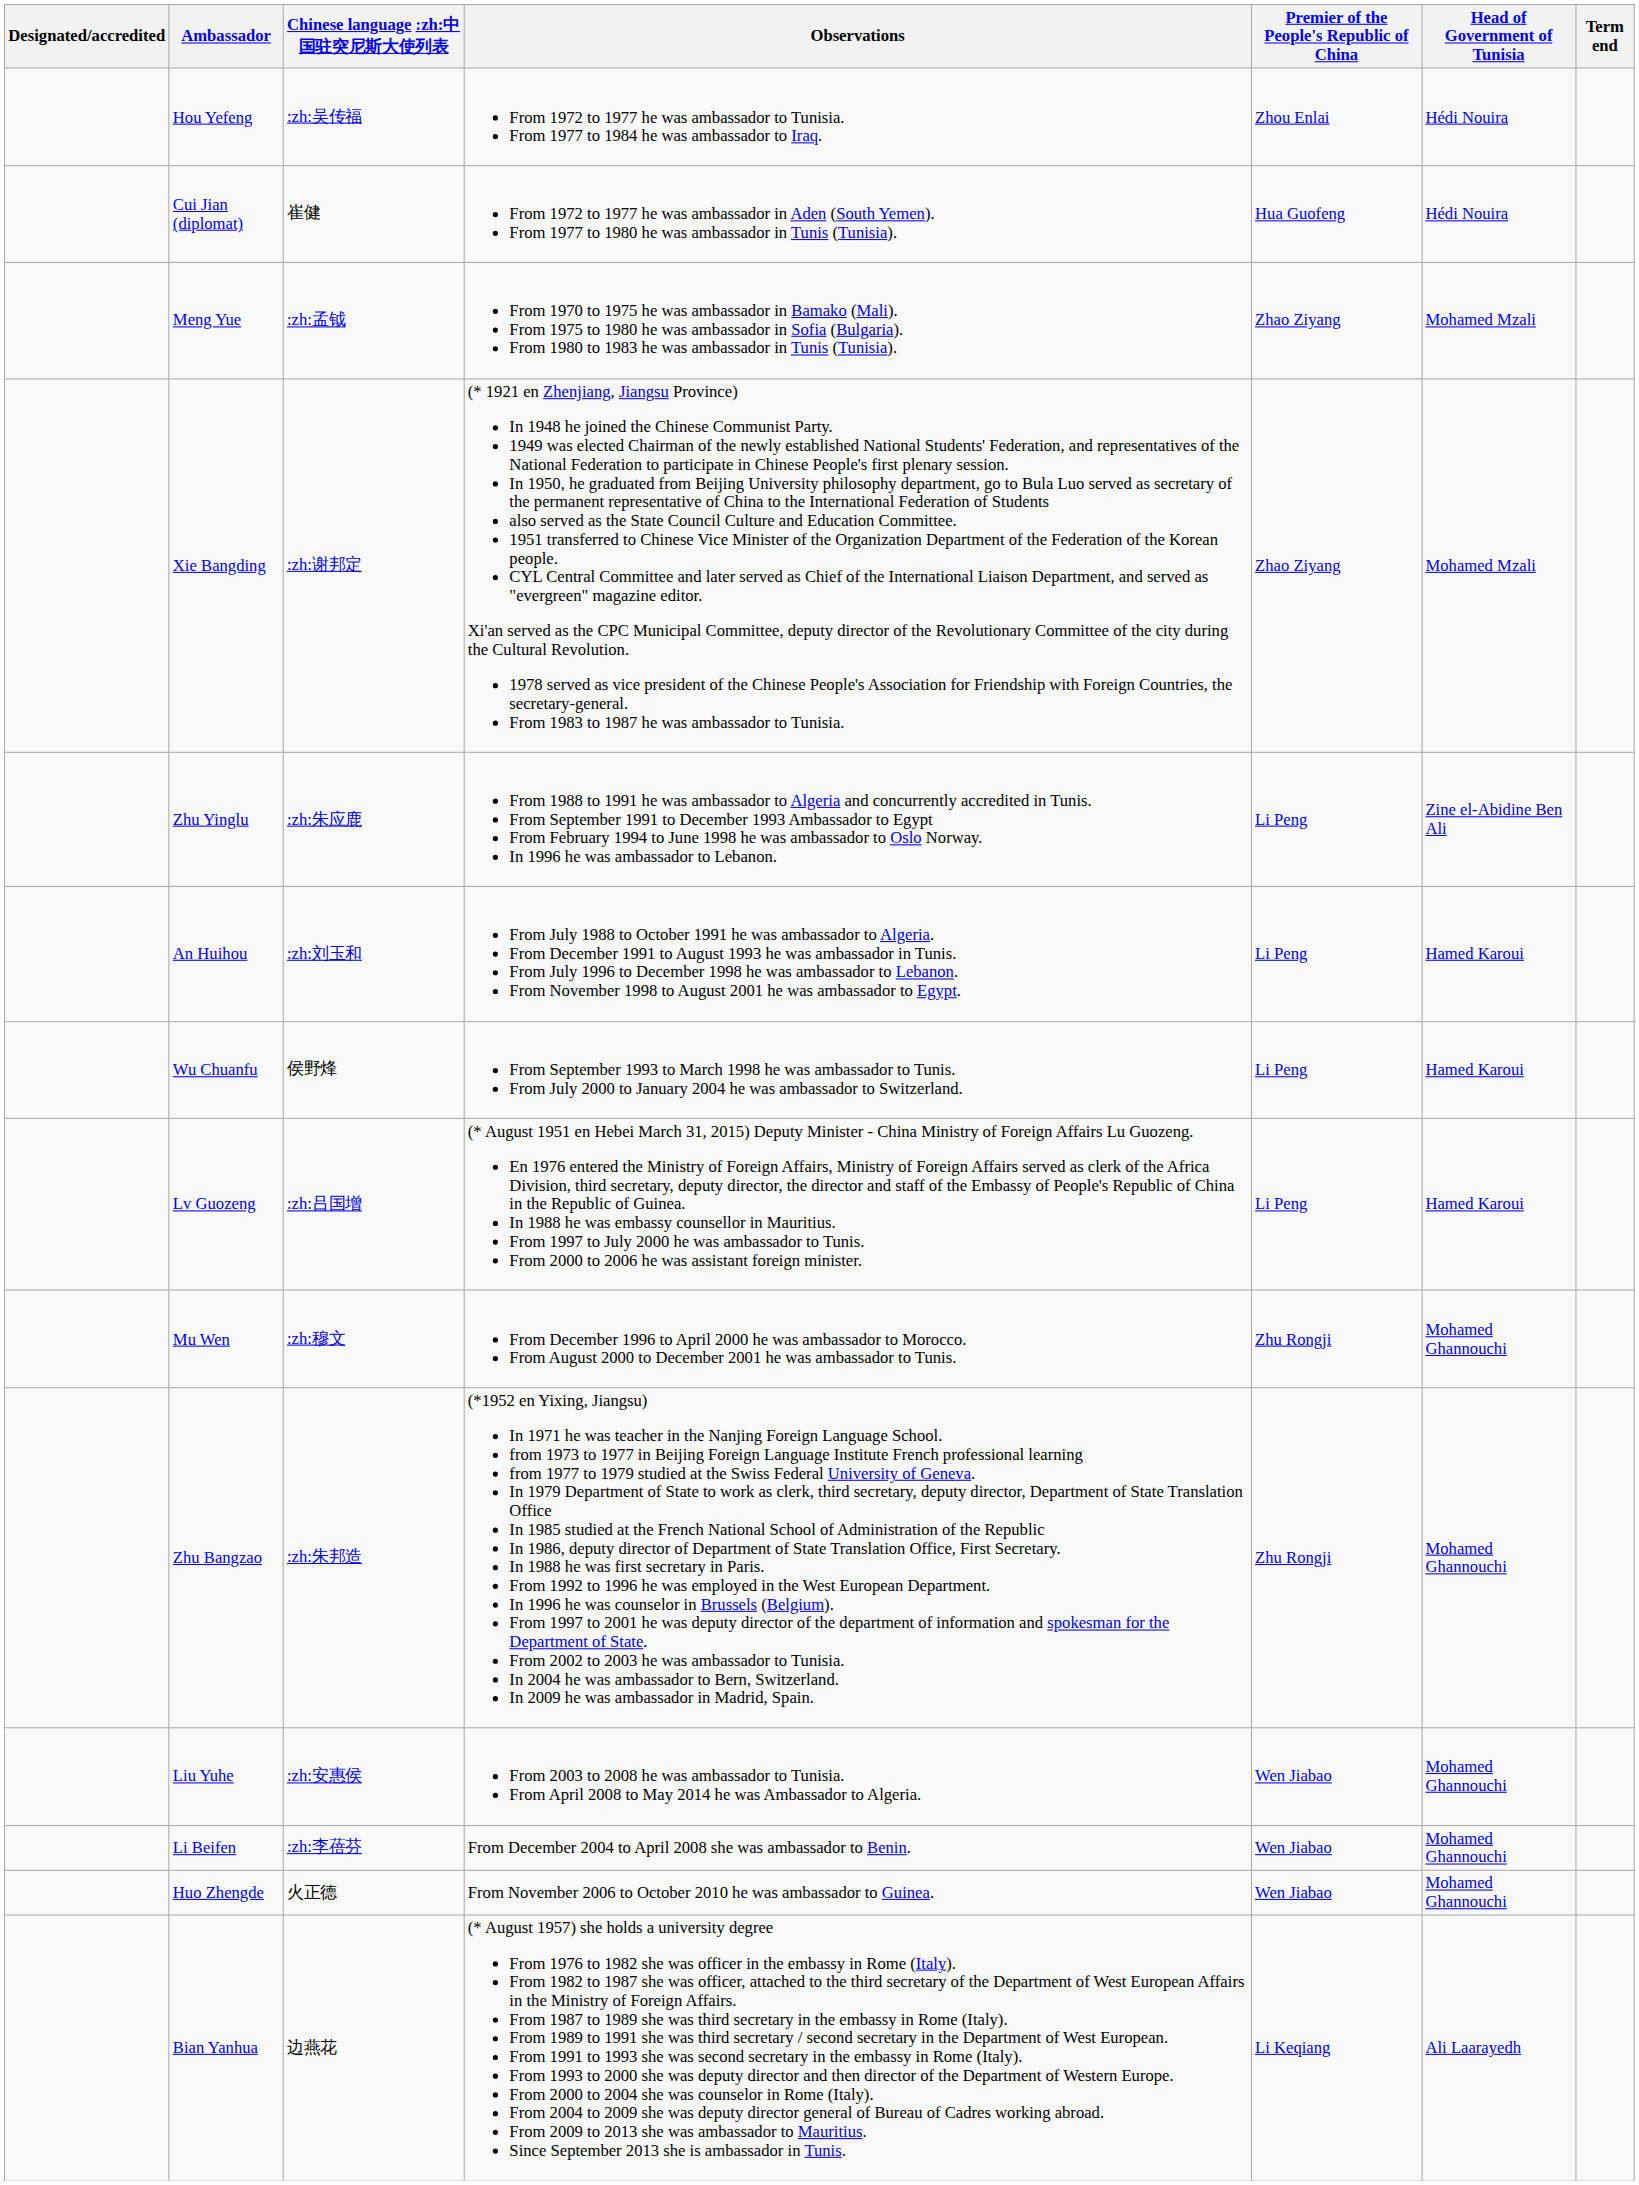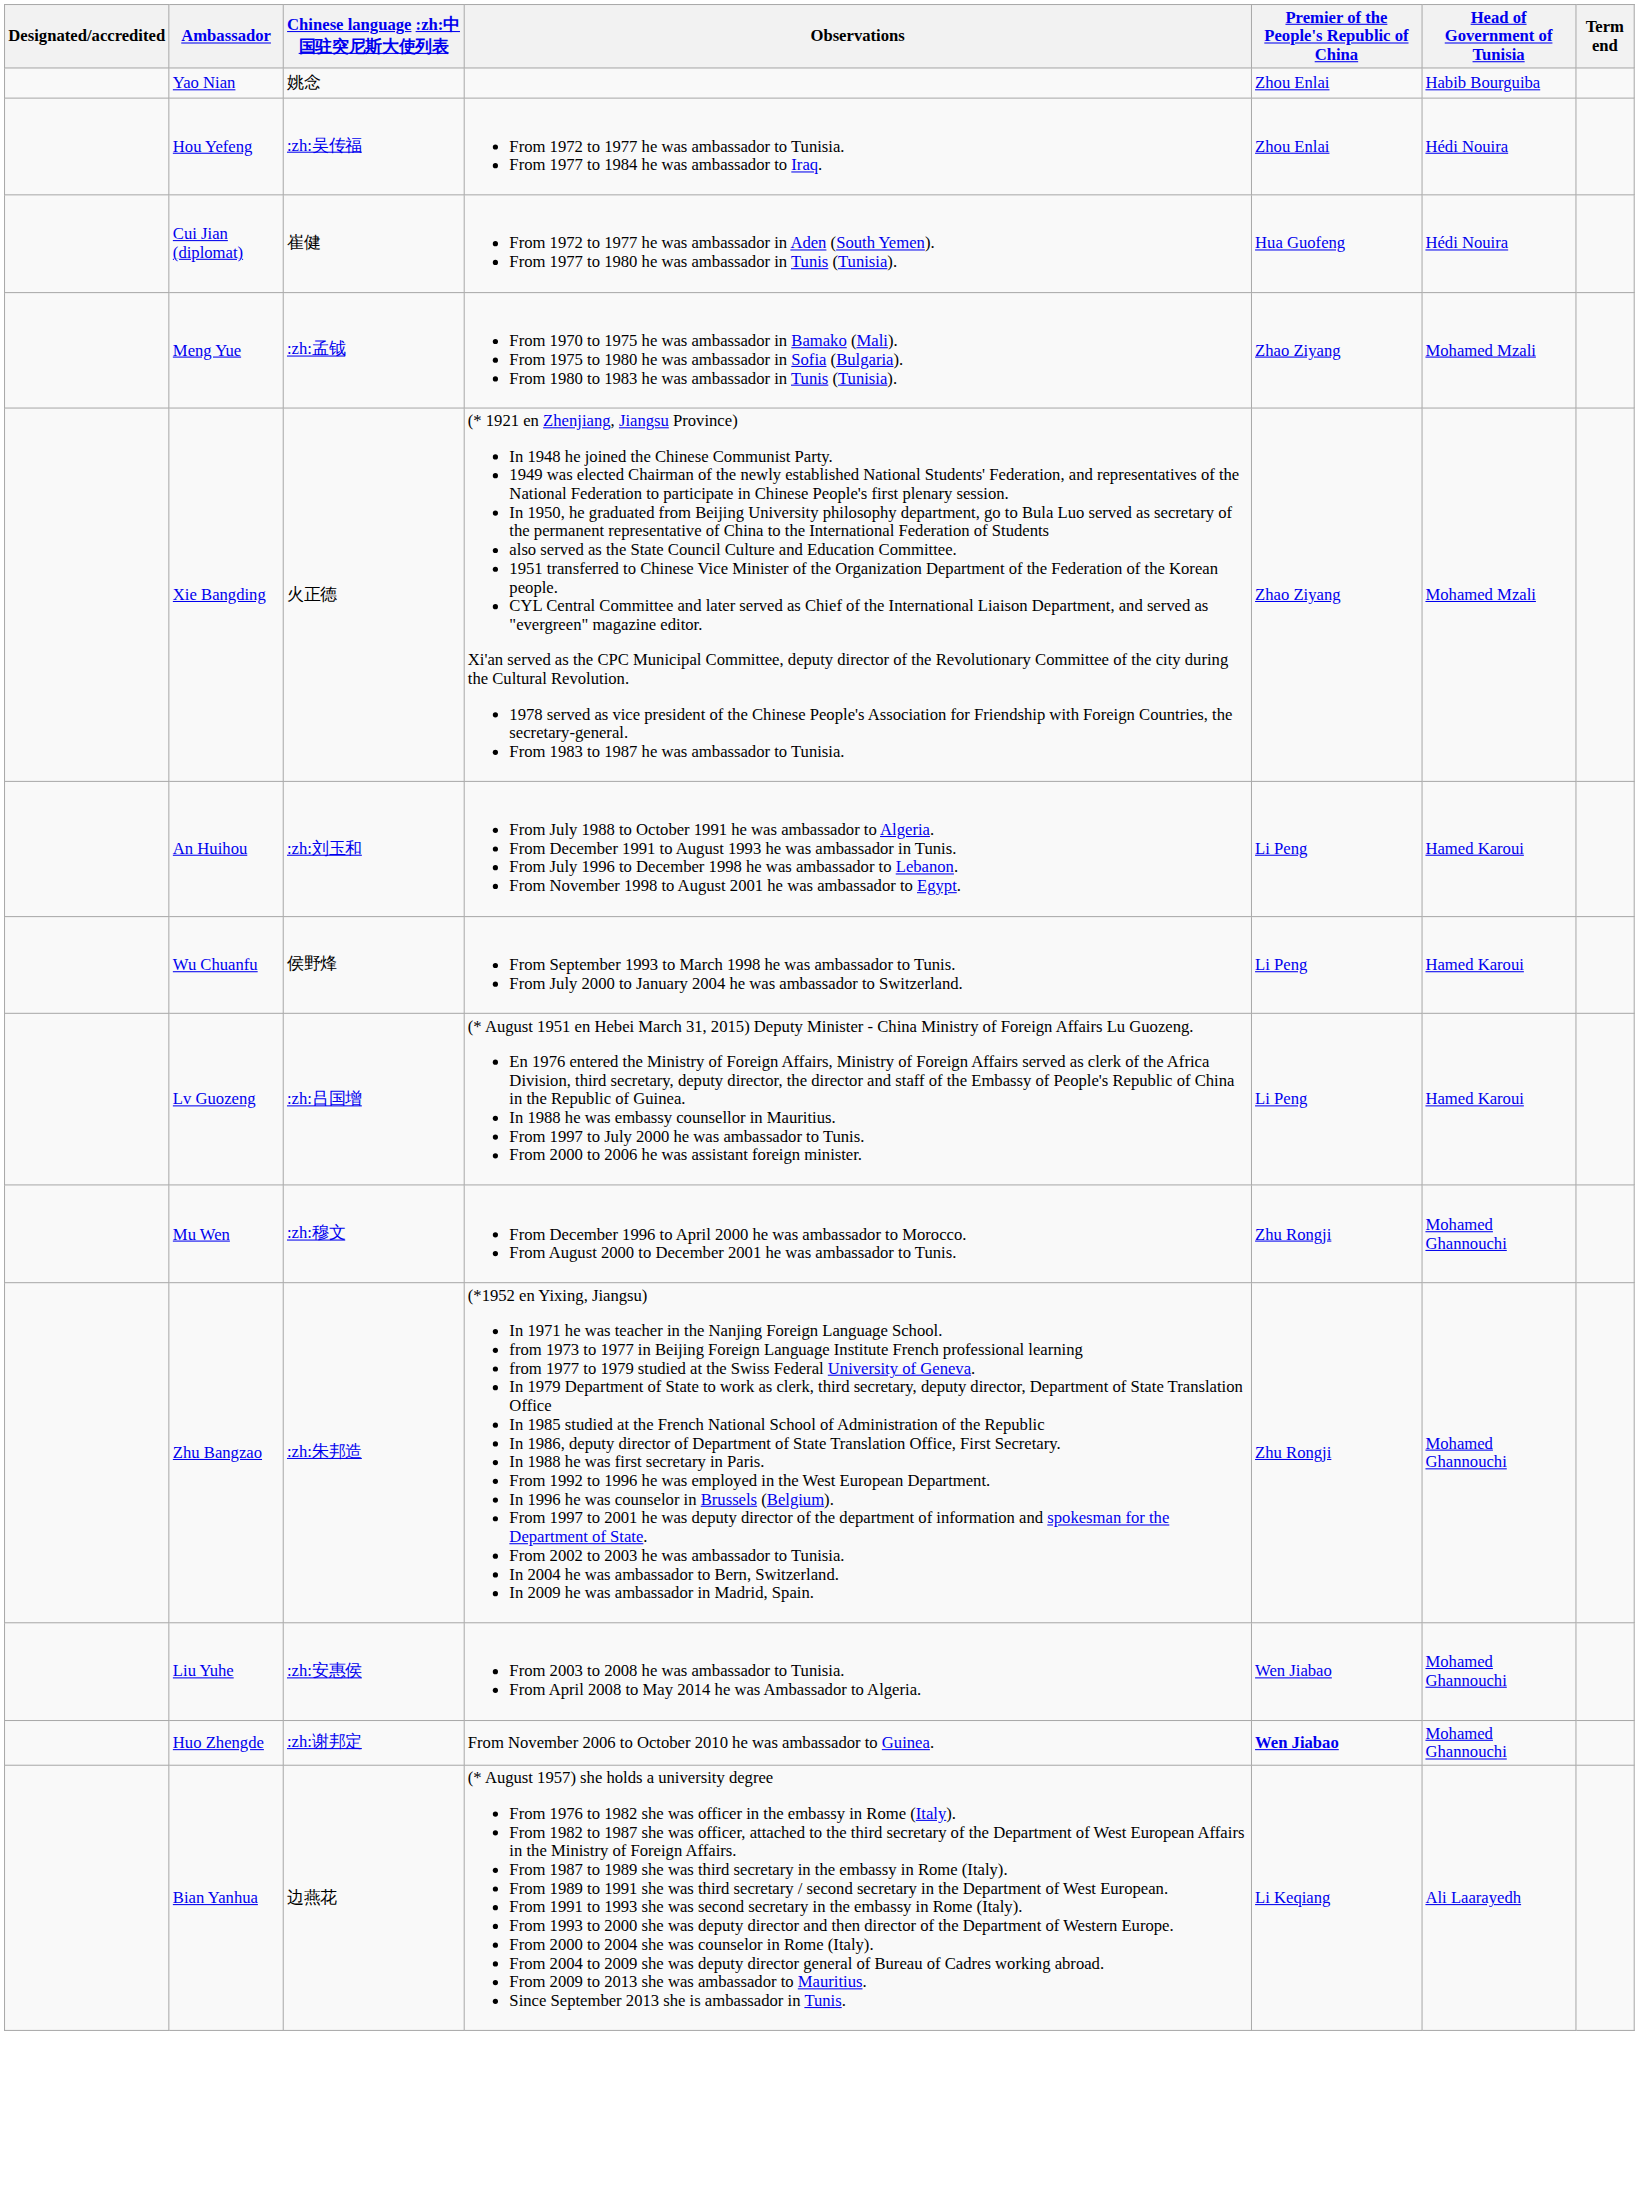+ row: (204, 83)
(324, 564) :zh:谢邦定 -> (312, 594) 火正德
- row: (211, 819)
- row: (205, 1847)
(312, 1892) 火正德 -> (324, 1742) :zh:谢邦定
(1293, 1892) normal -> (1297, 1742) bold
